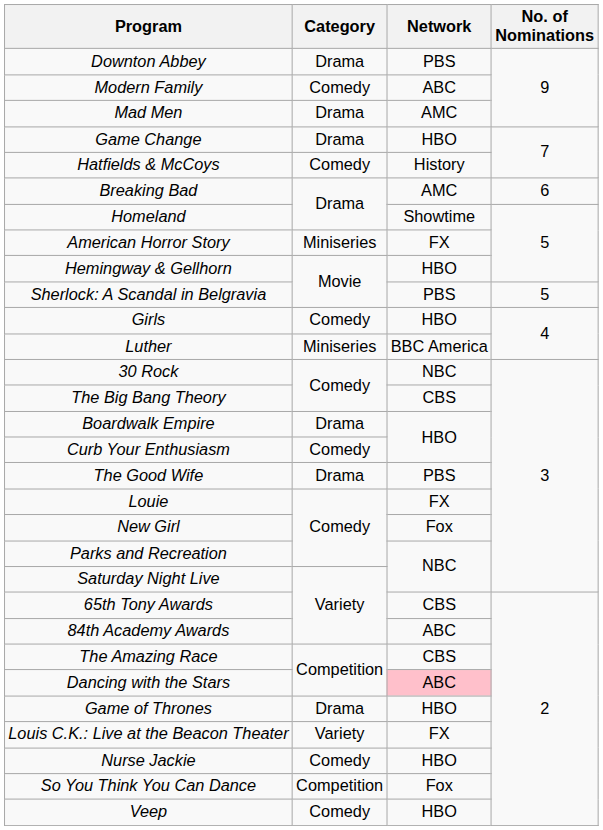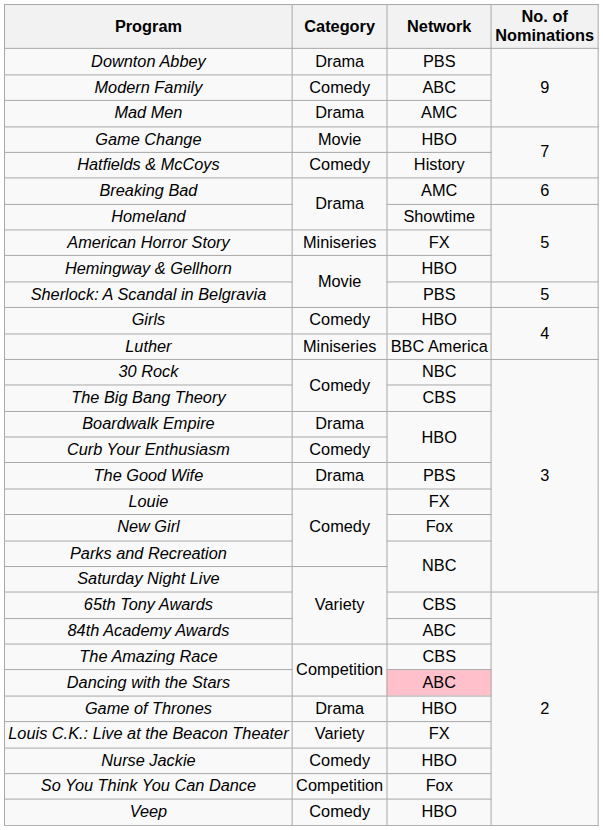(340, 139) Drama -> (340, 139) Movie
